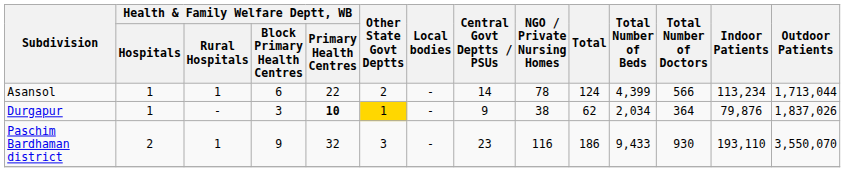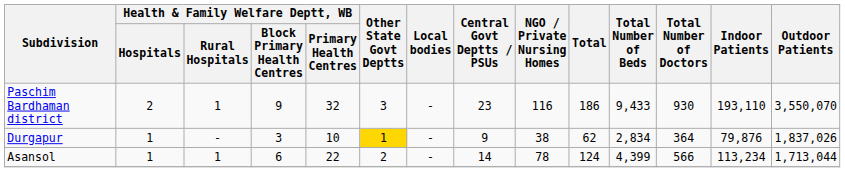rows swapped: (32, 92) <-> (38, 144)
(333, 111) bold -> (333, 138) normal
(633, 111) 2,034 -> (633, 138) 2,834
